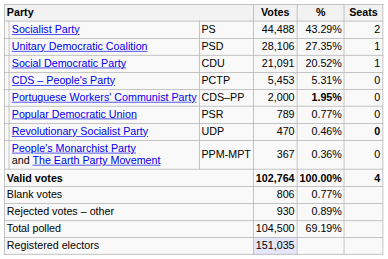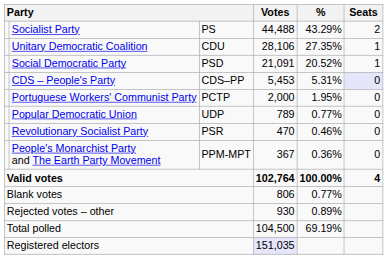(212, 47) PSD -> (213, 47) CDU
(213, 64) CDU -> (212, 64) PSD
(216, 81) PCTP -> (223, 81) CDS–PP
(377, 81) no background -> (377, 81) lavender background
(223, 98) CDS–PP -> (216, 98) PCTP
(327, 98) bold -> (327, 98) normal
(212, 115) PSR -> (213, 115) UDP
(213, 132) UDP -> (212, 132) PSR
(377, 132) bold -> (377, 132) normal
